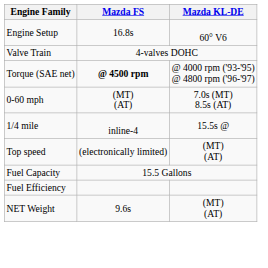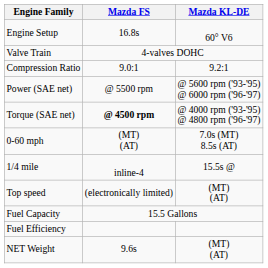+ row: (43, 68)
+ row: (39, 89)
